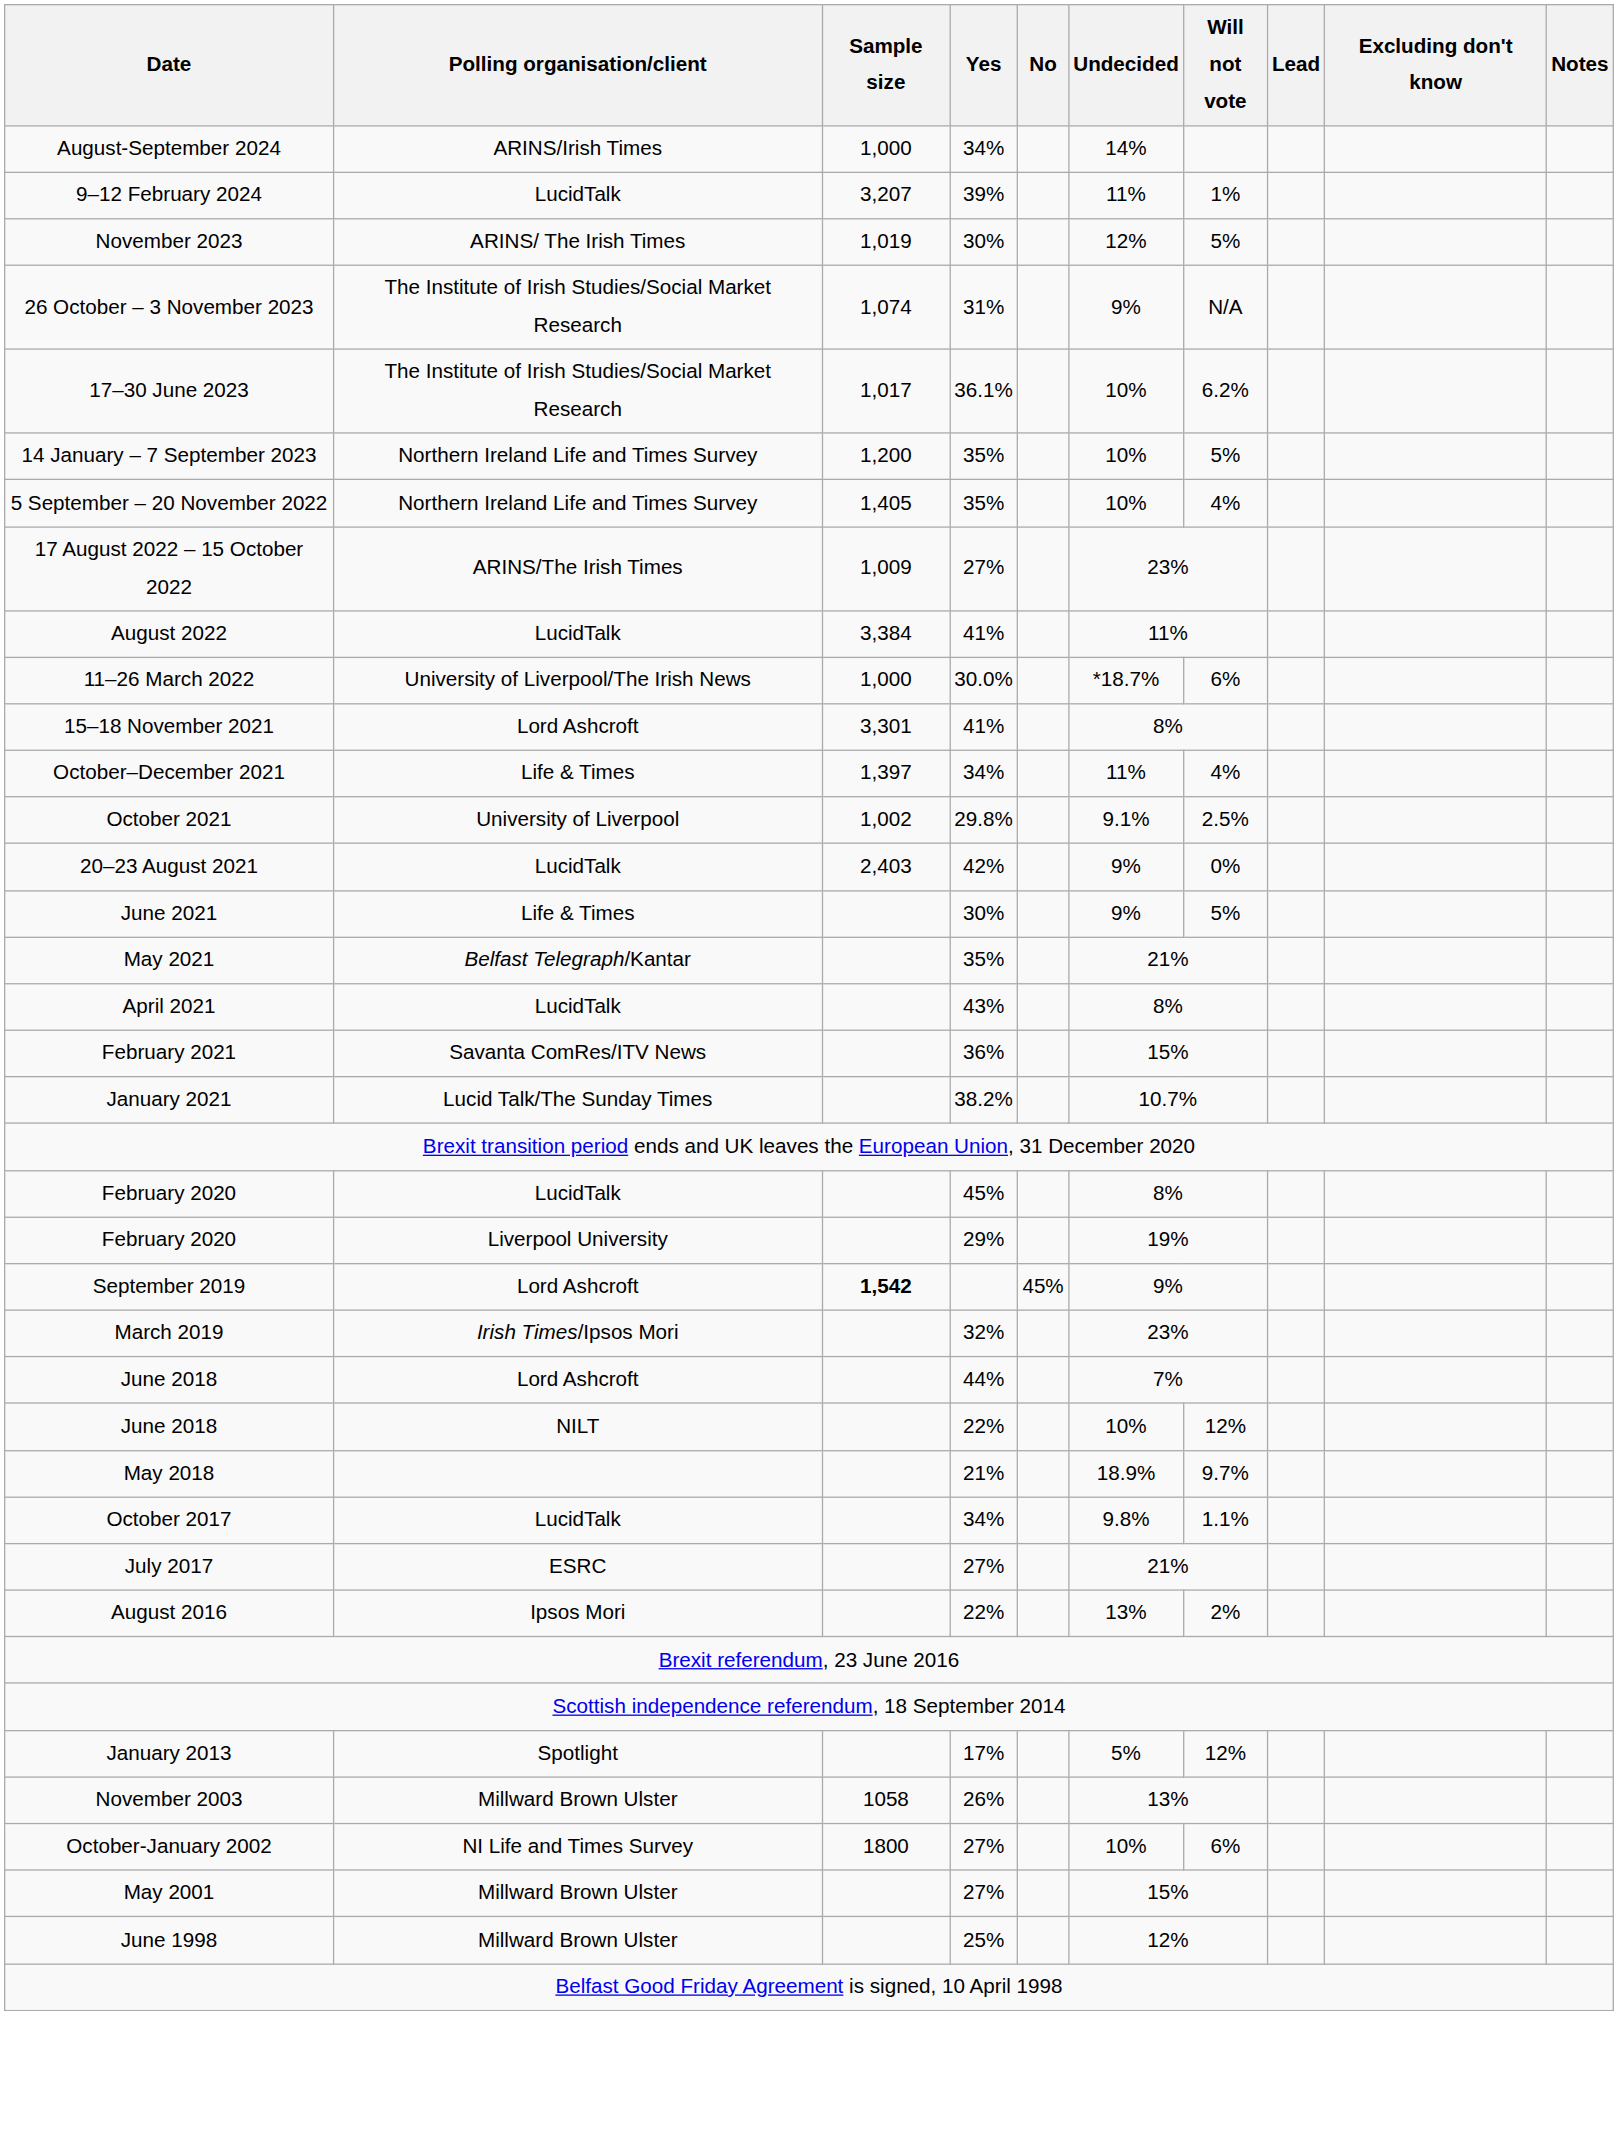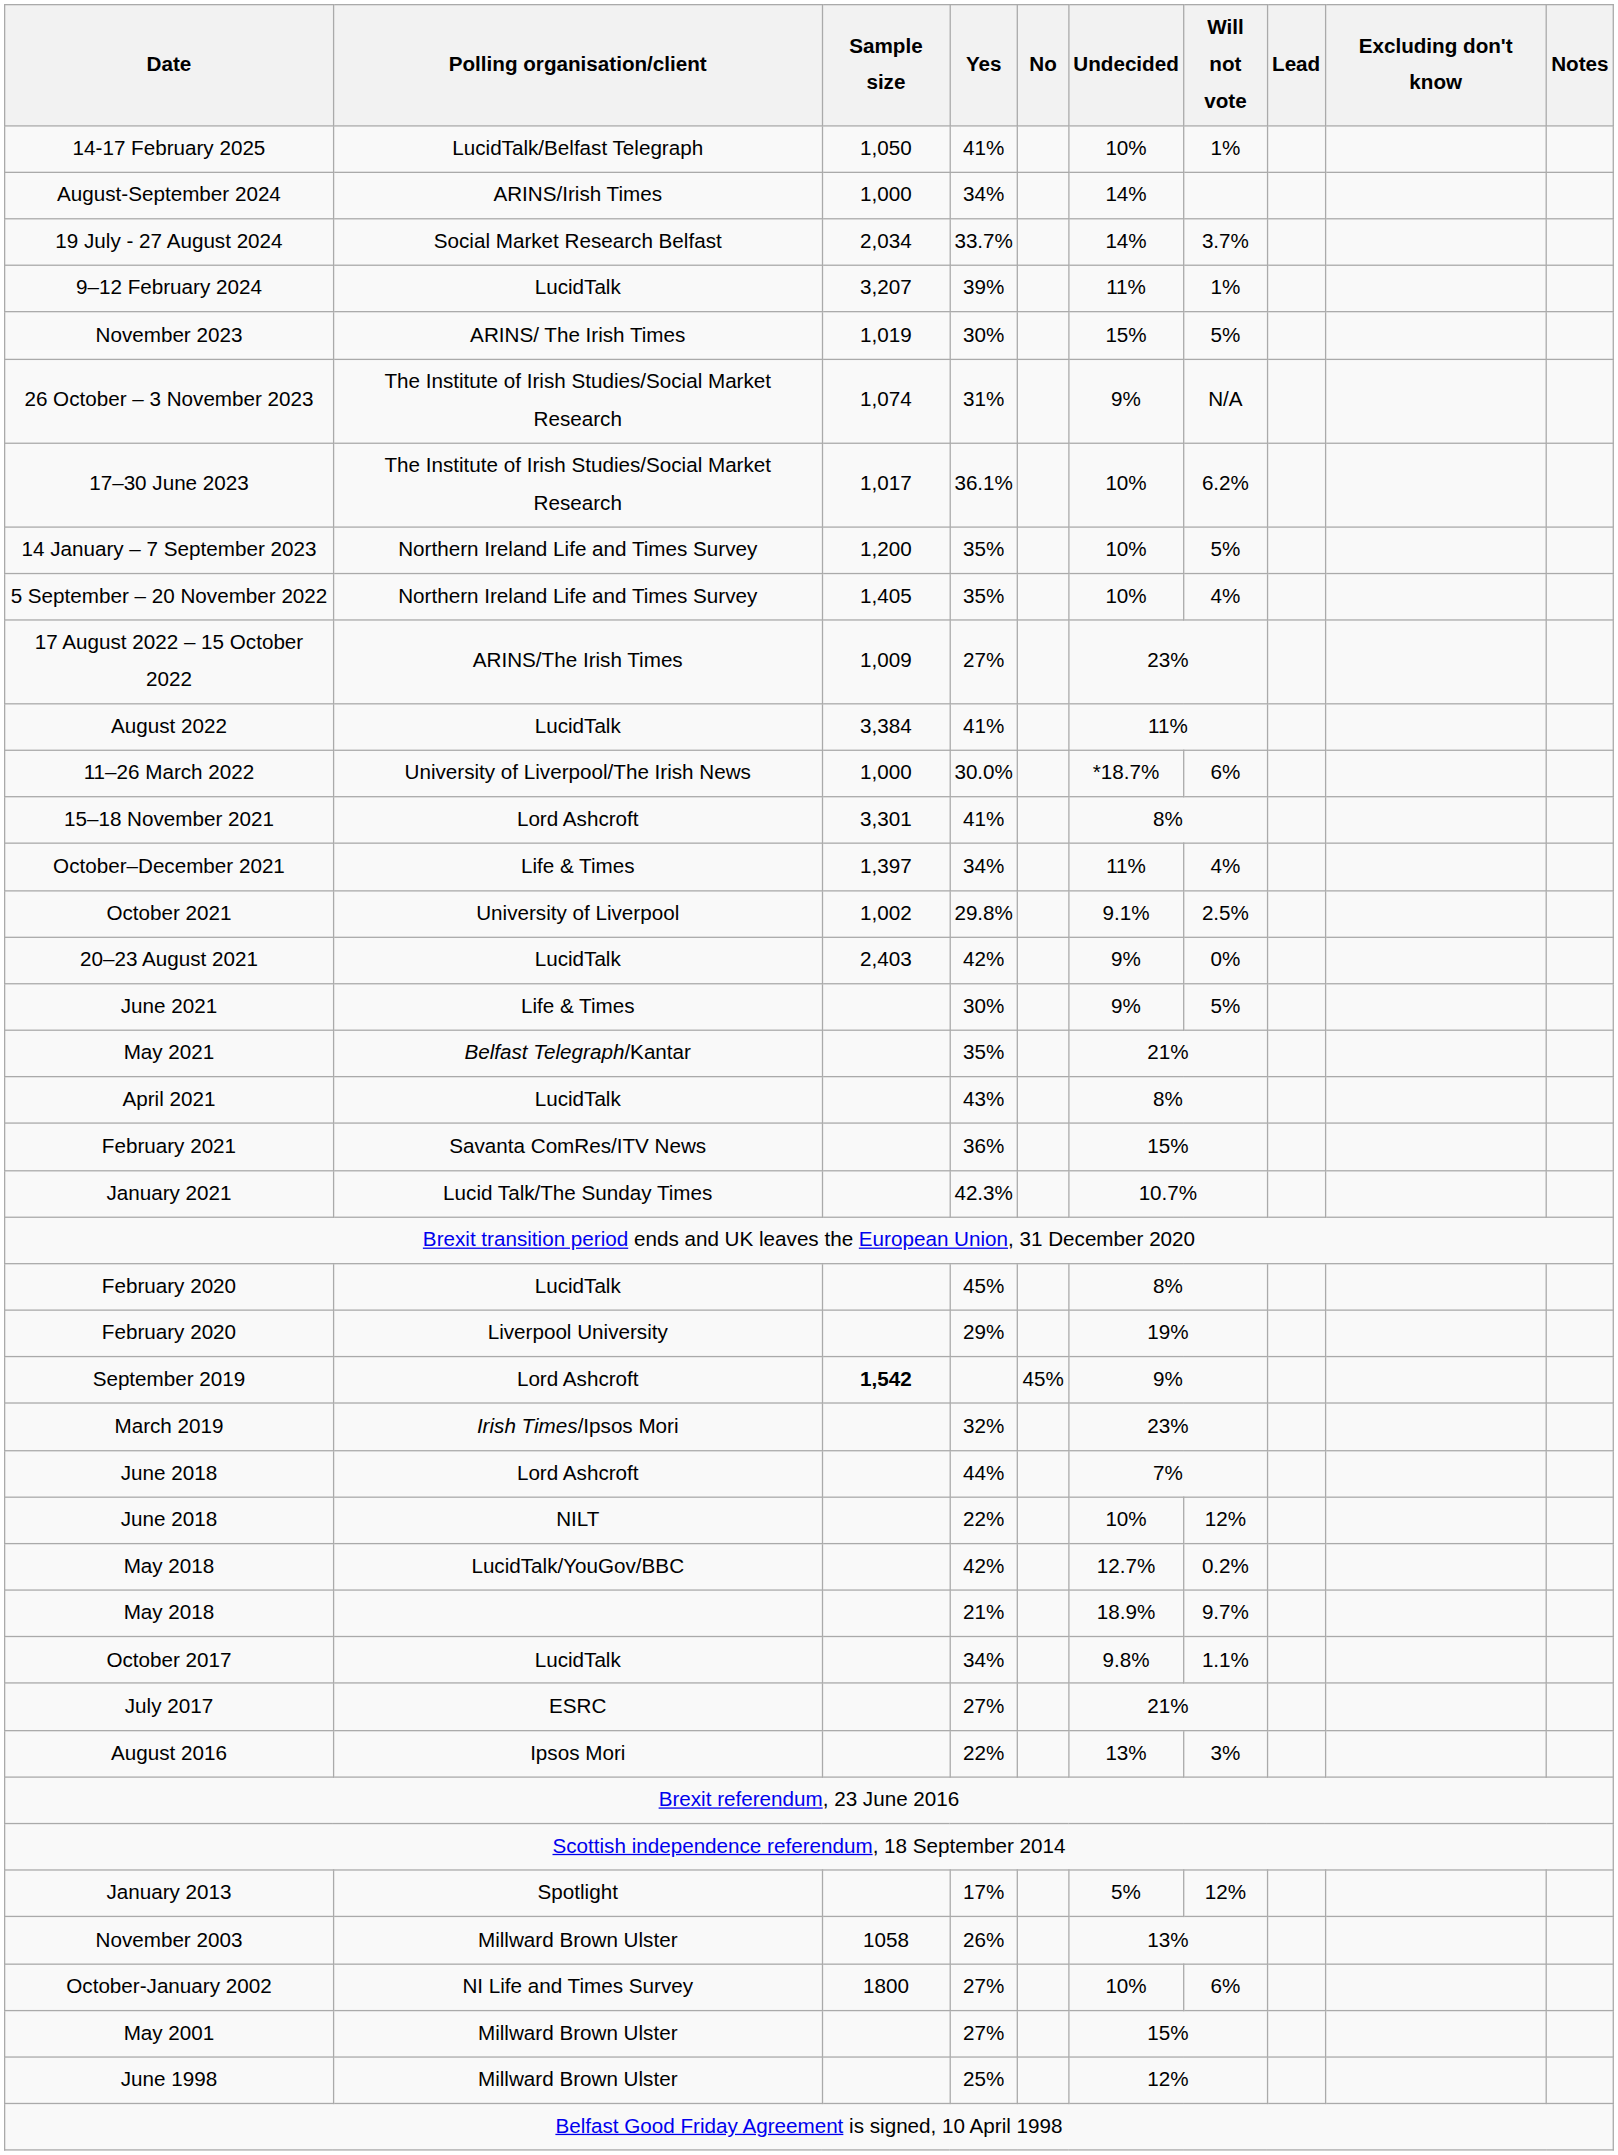+ row: (169, 148)
+ row: (169, 241)
(1126, 241) 12% -> (1126, 334) 15%
(984, 1099) 38.2% -> (984, 1192) 42.3%
+ row: (169, 1566)
(1225, 1612) 2% -> (1225, 1752) 3%
